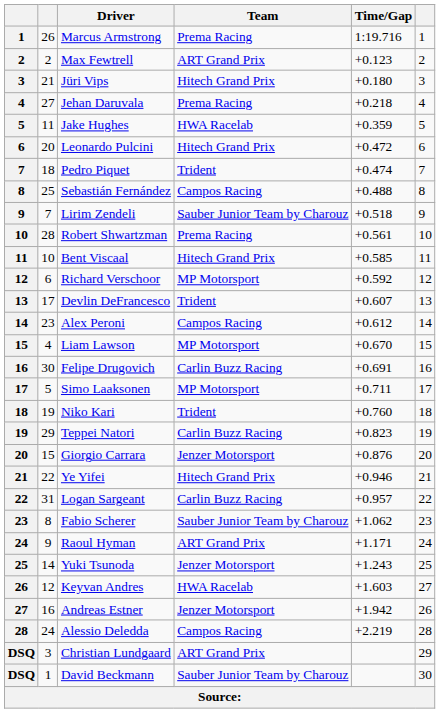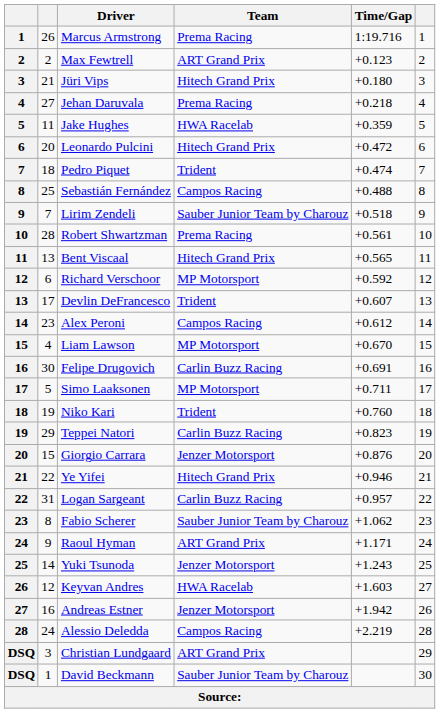(48, 256) 10 -> (48, 256) 13
(373, 256) +0.585 -> (373, 256) +0.565
